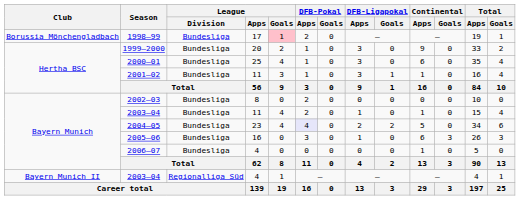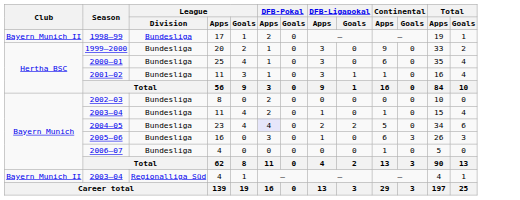(63, 36) Borussia Mönchengladbach -> (44, 36) Bayern Munich II
(282, 36) pink background -> (244, 36) no background
